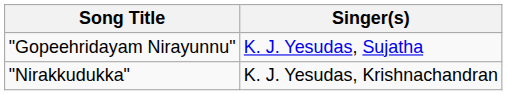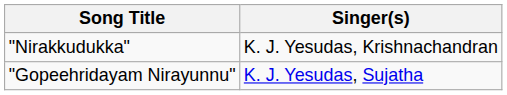rows swapped: (122, 47) <-> (69, 75)
